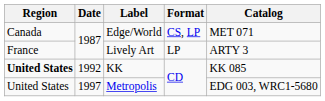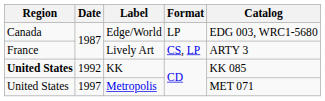(184, 31) CS, LP -> (174, 31) LP
(232, 31) MET 071 -> (264, 31) EDG 003, WRC1-5680
(174, 50) LP -> (184, 50) CS, LP
(264, 86) EDG 003, WRC1-5680 -> (232, 86) MET 071
